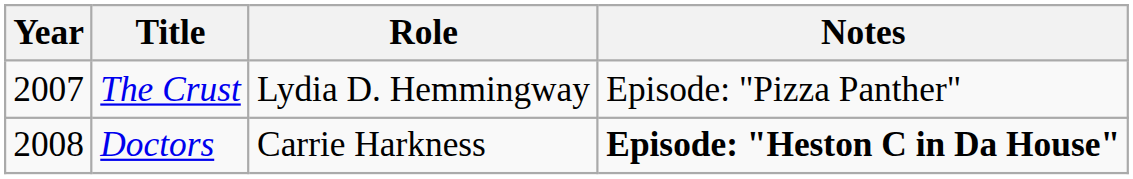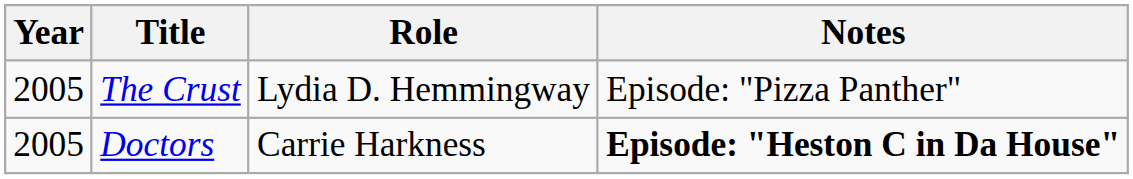(49, 88) 2007 -> (49, 88) 2005
(49, 144) 2008 -> (49, 144) 2005
